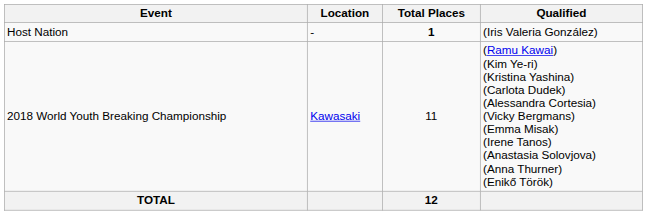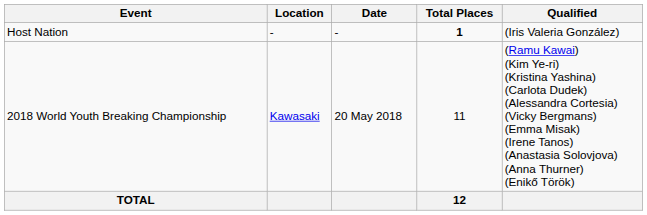+ column: (374, 13)
